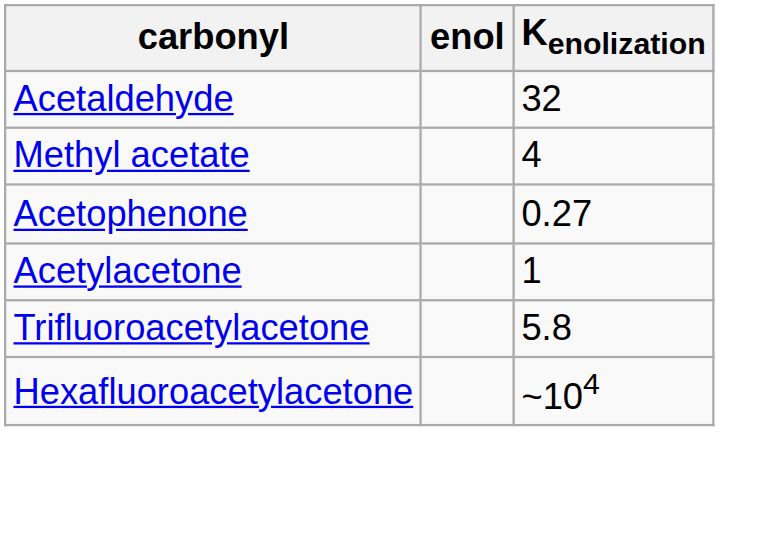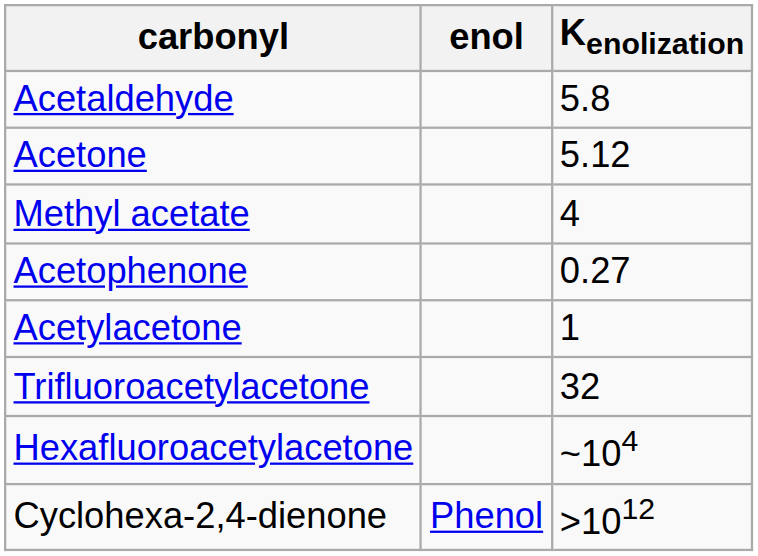(542, 98) 32 -> (585, 98) 5.8
+ row: (80, 155)
(547, 328) 5.8 -> (580, 386) 32
+ row: (200, 516)
